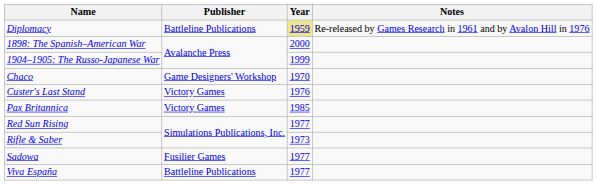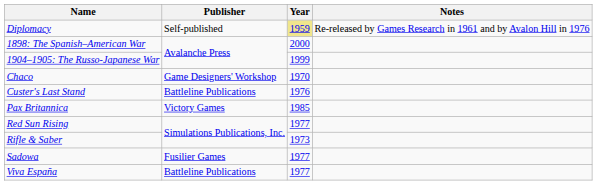(210, 28) Battleline Publications -> (193, 28) Self-published
(194, 92) Victory Games -> (210, 92) Battleline Publications
